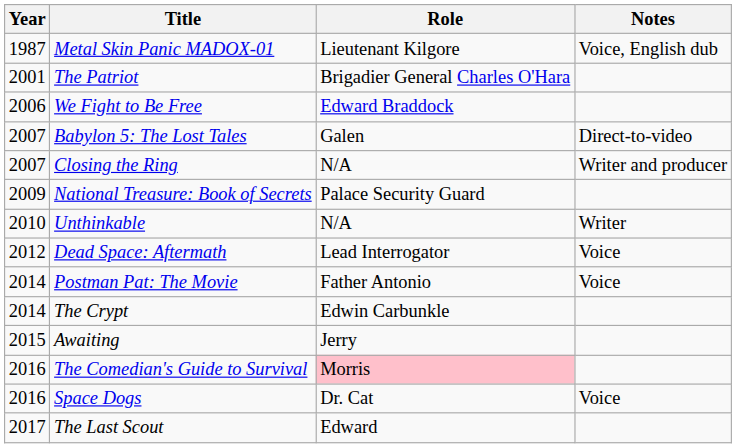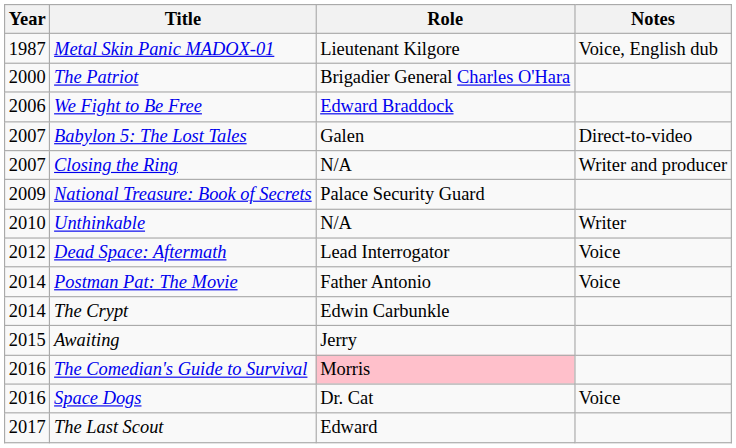(27, 77) 2001 -> (27, 77) 2000
